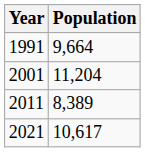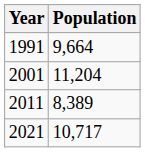(77, 132) 10,617 -> (77, 132) 10,717
